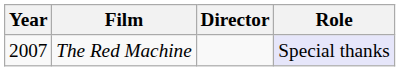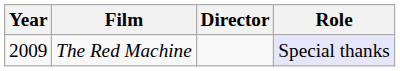(28, 50) 2007 -> (28, 50) 2009
